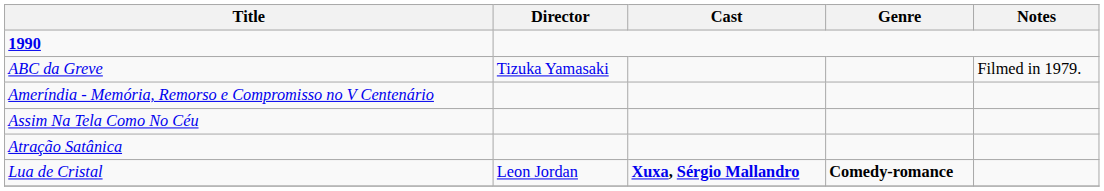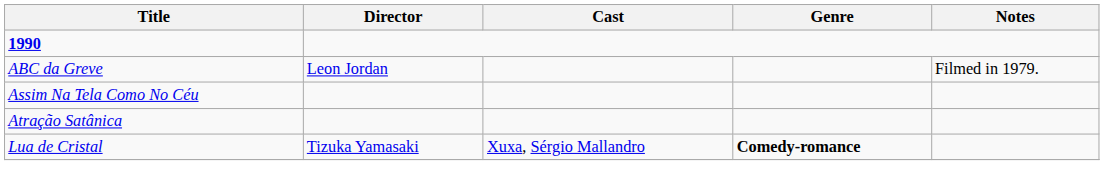(553, 69) Tizuka Yamasaki -> (347, 69) Leon Jordan
- row: (221, 95)
(537, 172) Leon Jordan -> (363, 146) Tizuka Yamasaki
(715, 172) bold -> (566, 146) normal
